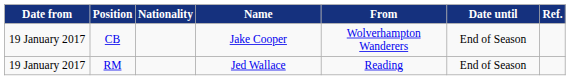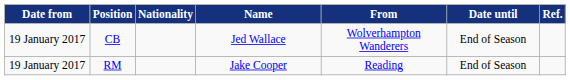(258, 40) Jake Cooper -> (258, 40) Jed Wallace
(258, 65) Jed Wallace -> (258, 65) Jake Cooper
